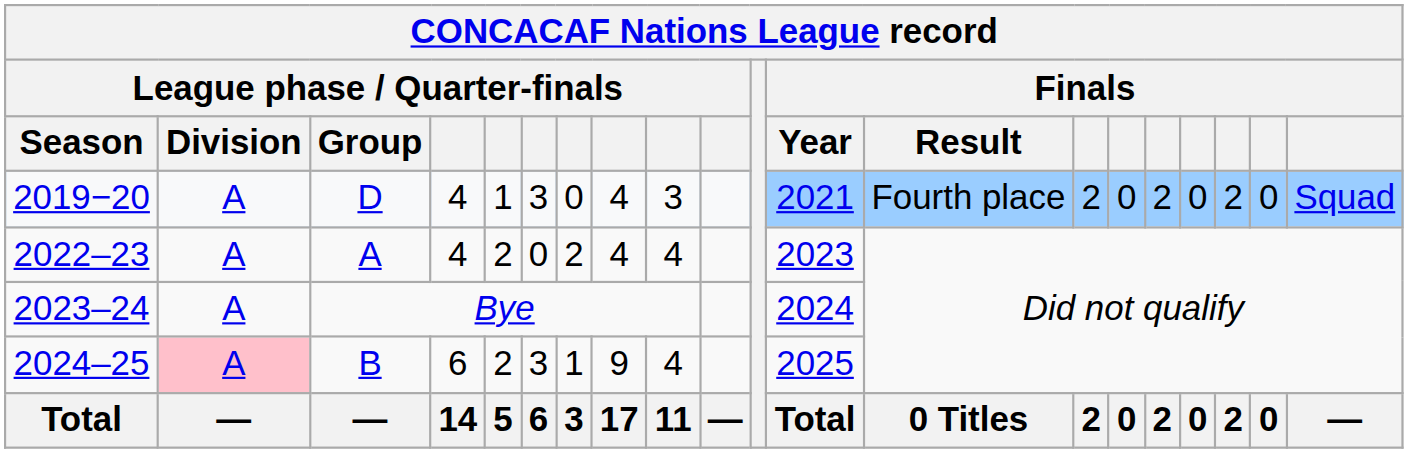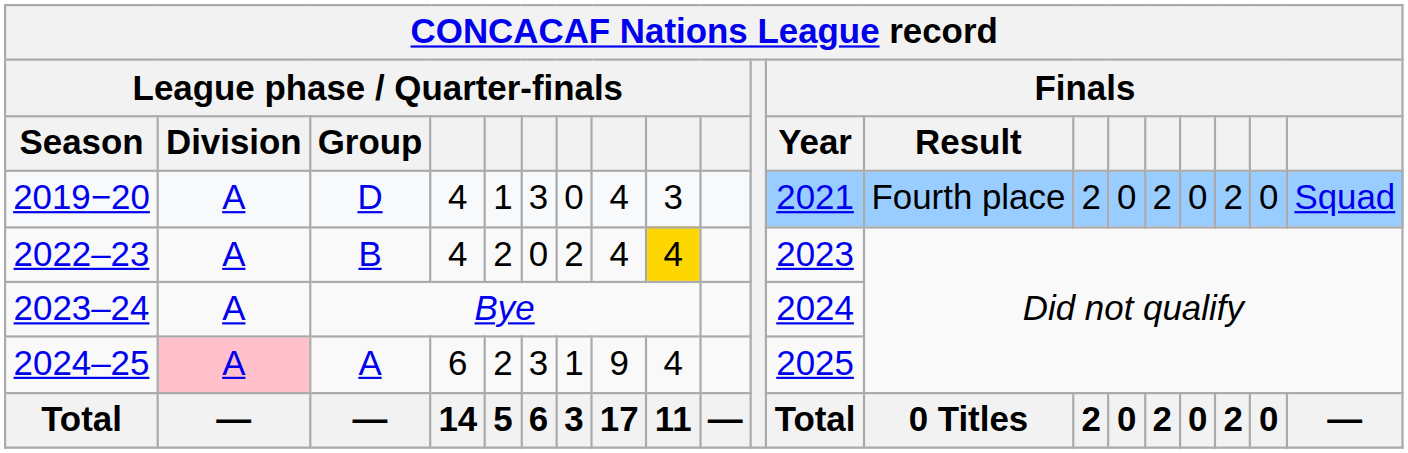(370, 253) A -> (370, 253) B
(673, 253) no background -> (673, 253) gold background
(370, 364) B -> (370, 364) A
